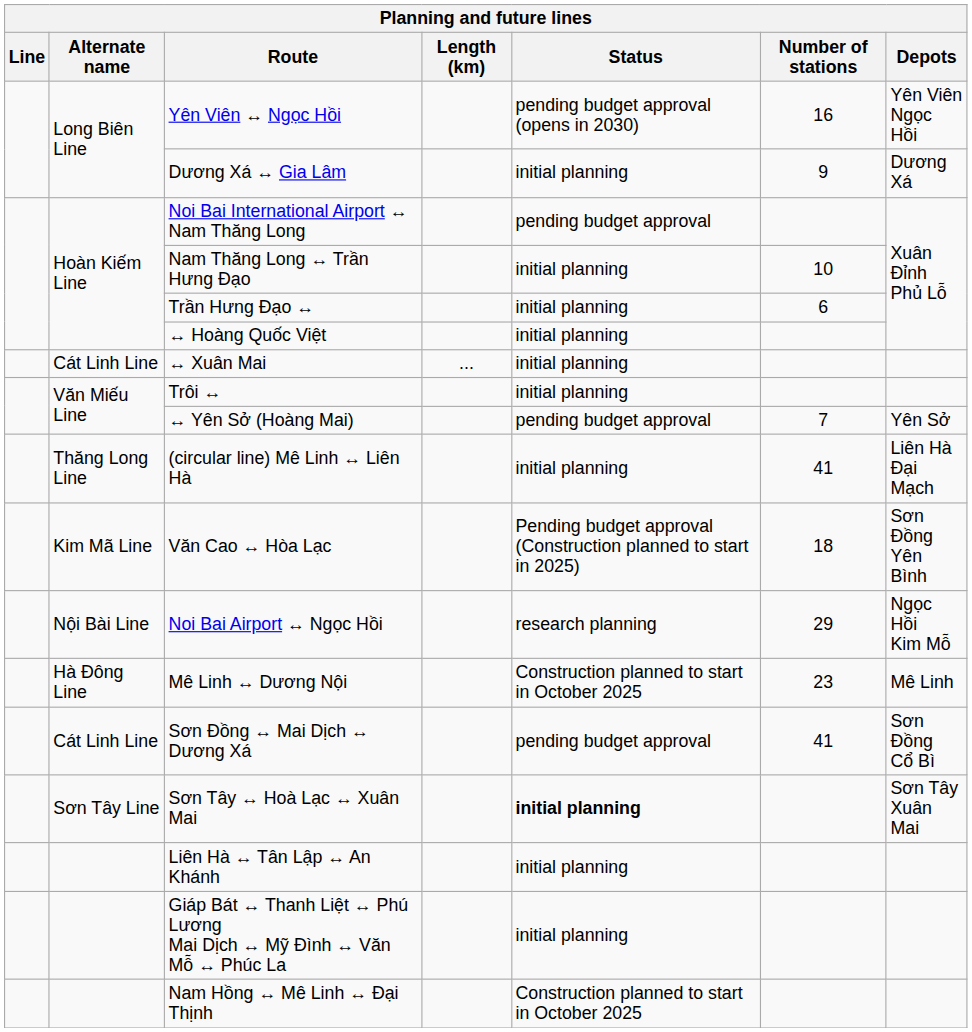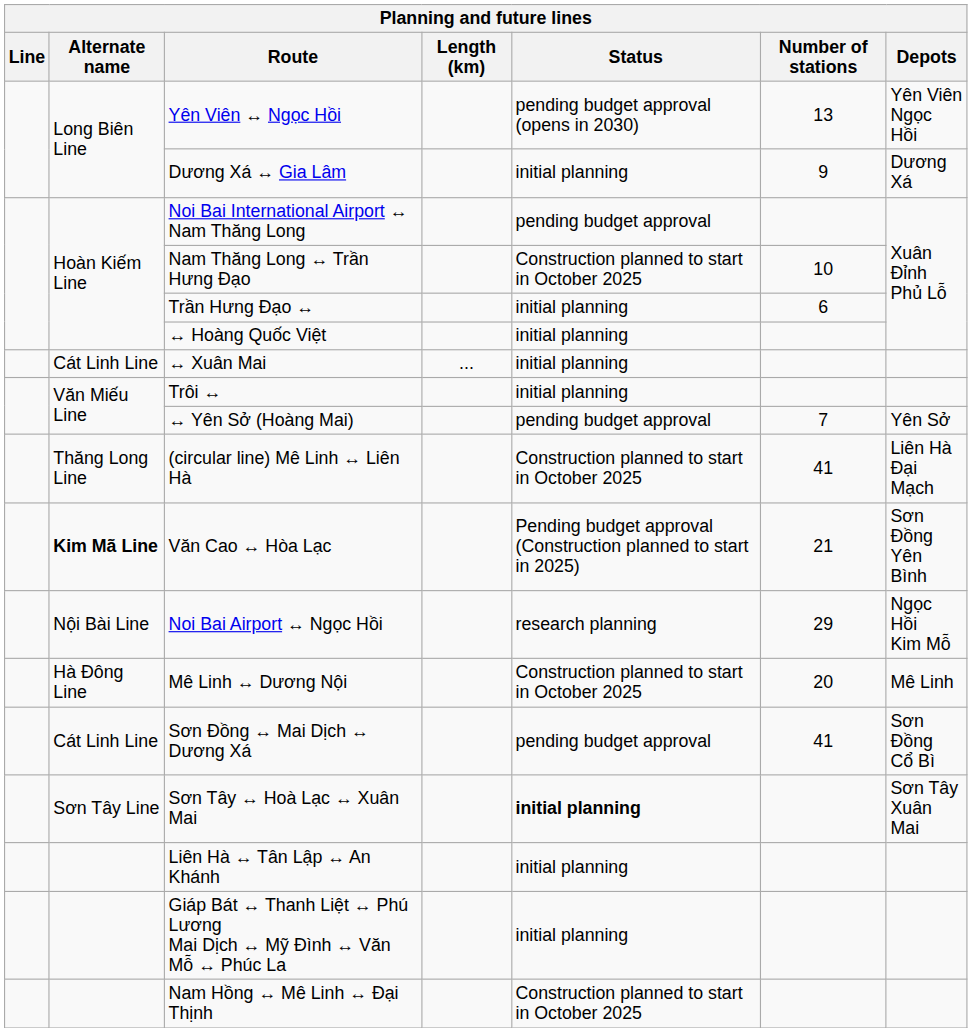(823, 114) 16 -> (823, 114) 13
(572, 269) initial planning -> (629, 269) Construction planned to start in October 2025
(572, 468) initial planning -> (629, 468) Construction planned to start in October 2025
(103, 546) normal -> (106, 546) bold
(823, 546) 18 -> (823, 546) 21
(823, 682) 23 -> (823, 682) 20
